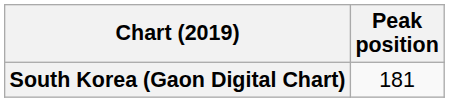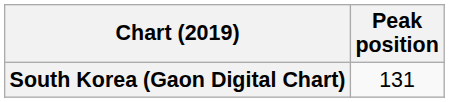(397, 79) 181 -> (397, 79) 131
